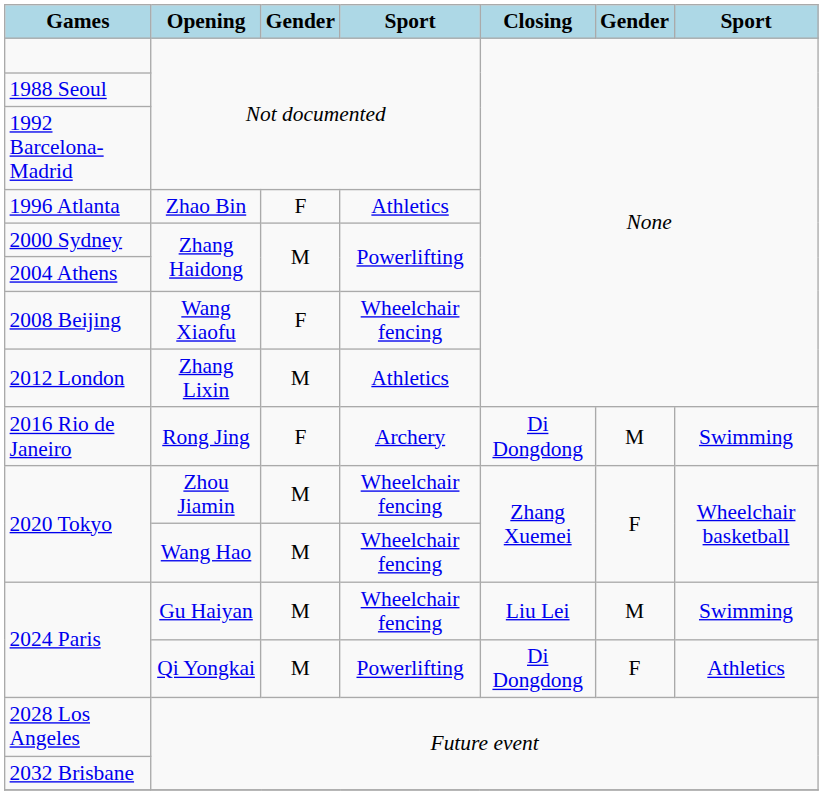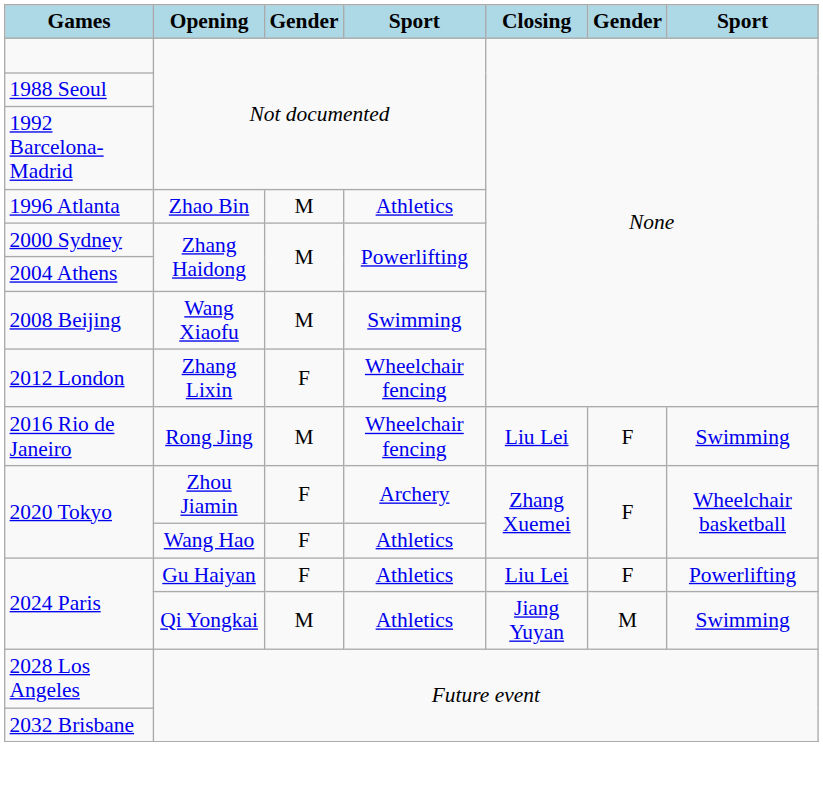(300, 205) F -> (304, 205) M
(300, 319) F -> (304, 319) M
(410, 319) Wheelchair fencing -> (414, 319) Swimming
(300, 377) M -> (304, 377) F
(410, 377) Athletics -> (414, 377) Wheelchair fencing
(300, 436) F -> (304, 436) M
(410, 436) Archery -> (414, 436) Wheelchair fencing
(538, 436) Di Dongdong -> (537, 436) Liu Lei
(635, 436) M -> (628, 436) F
(300, 494) M -> (304, 494) F
(410, 494) Wheelchair fencing -> (414, 494) Archery
(300, 552) M -> (304, 540) F
(410, 552) Wheelchair fencing -> (414, 540) Athletics
(300, 610) M -> (304, 574) F
(410, 610) Wheelchair fencing -> (414, 574) Athletics
(635, 610) M -> (628, 574) F
(746, 610) Swimming -> (743, 574) Powerlifting
(410, 668) Powerlifting -> (414, 620) Athletics
(538, 668) Di Dongdong -> (537, 620) Jiang Yuyan
(635, 668) F -> (628, 620) M
(746, 668) Athletics -> (743, 620) Swimming
